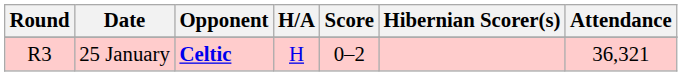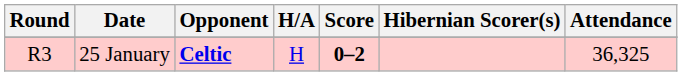(349, 53) normal -> (349, 53) bold
(621, 53) 36,321 -> (621, 53) 36,325
